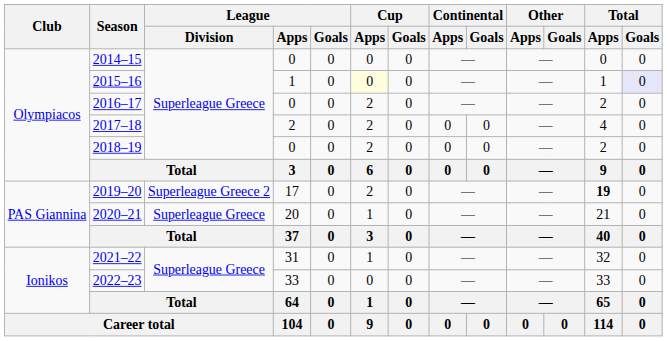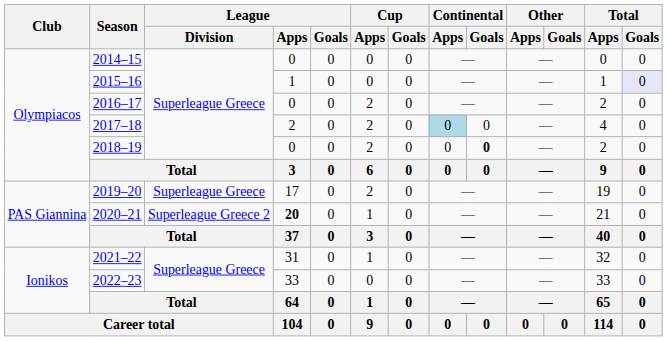(370, 81) lightyellow background -> (370, 81) no background
(448, 125) no background -> (448, 125) lightblue background
(487, 147) normal -> (487, 147) bold
(209, 192) Superleague Greece 2 -> (209, 192) Superleague Greece
(603, 192) bold -> (603, 192) normal
(209, 214) Superleague Greece -> (209, 214) Superleague Greece 2
(292, 214) normal -> (292, 214) bold
